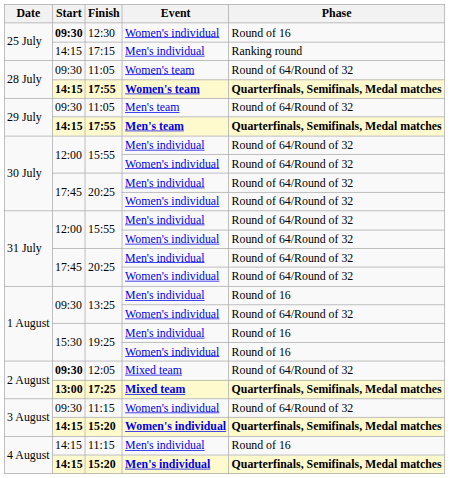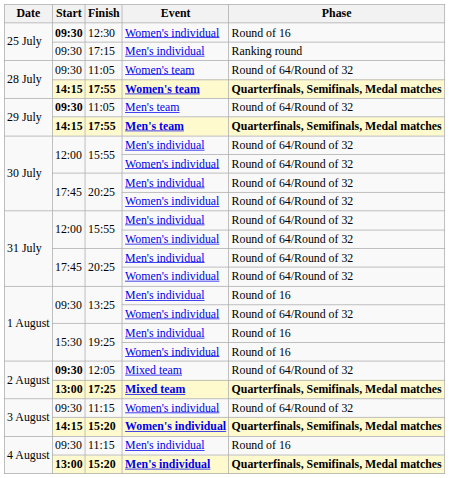(68, 51) 14:15 -> (68, 51) 09:30
(68, 107) normal -> (69, 107) bold
(68, 445) 14:15 -> (68, 445) 09:30
(69, 464) 14:15 -> (69, 464) 13:00
